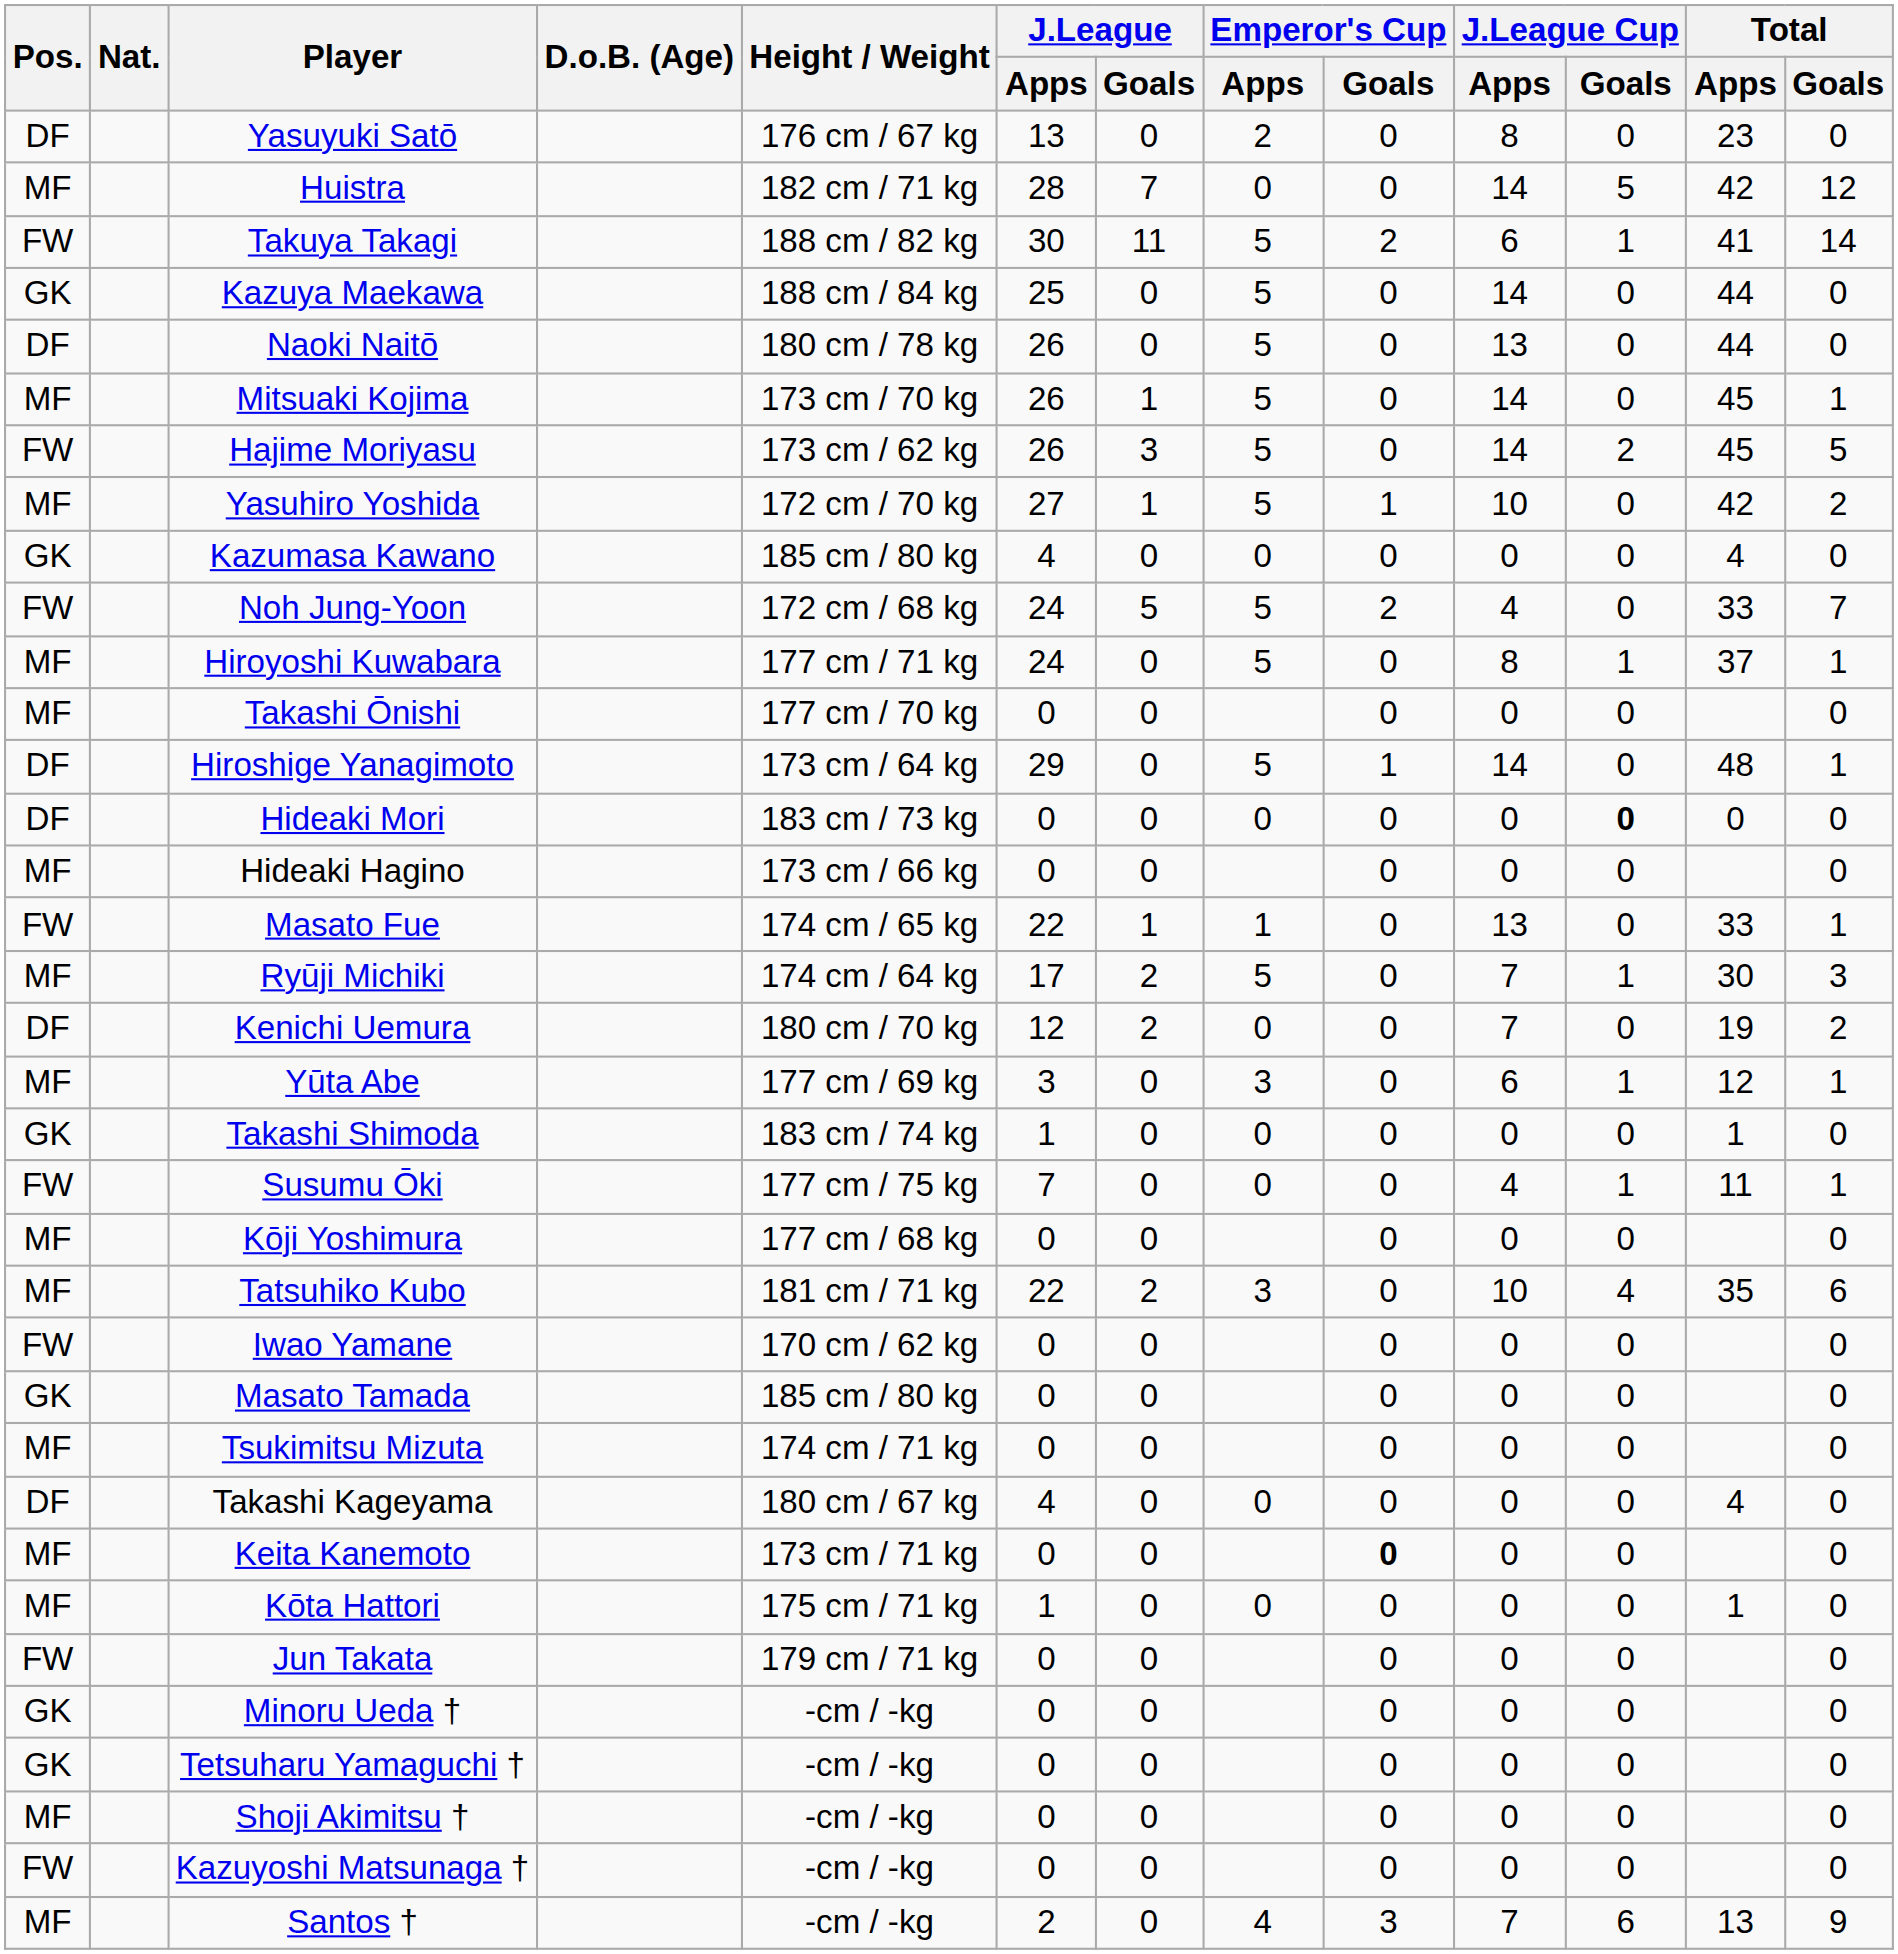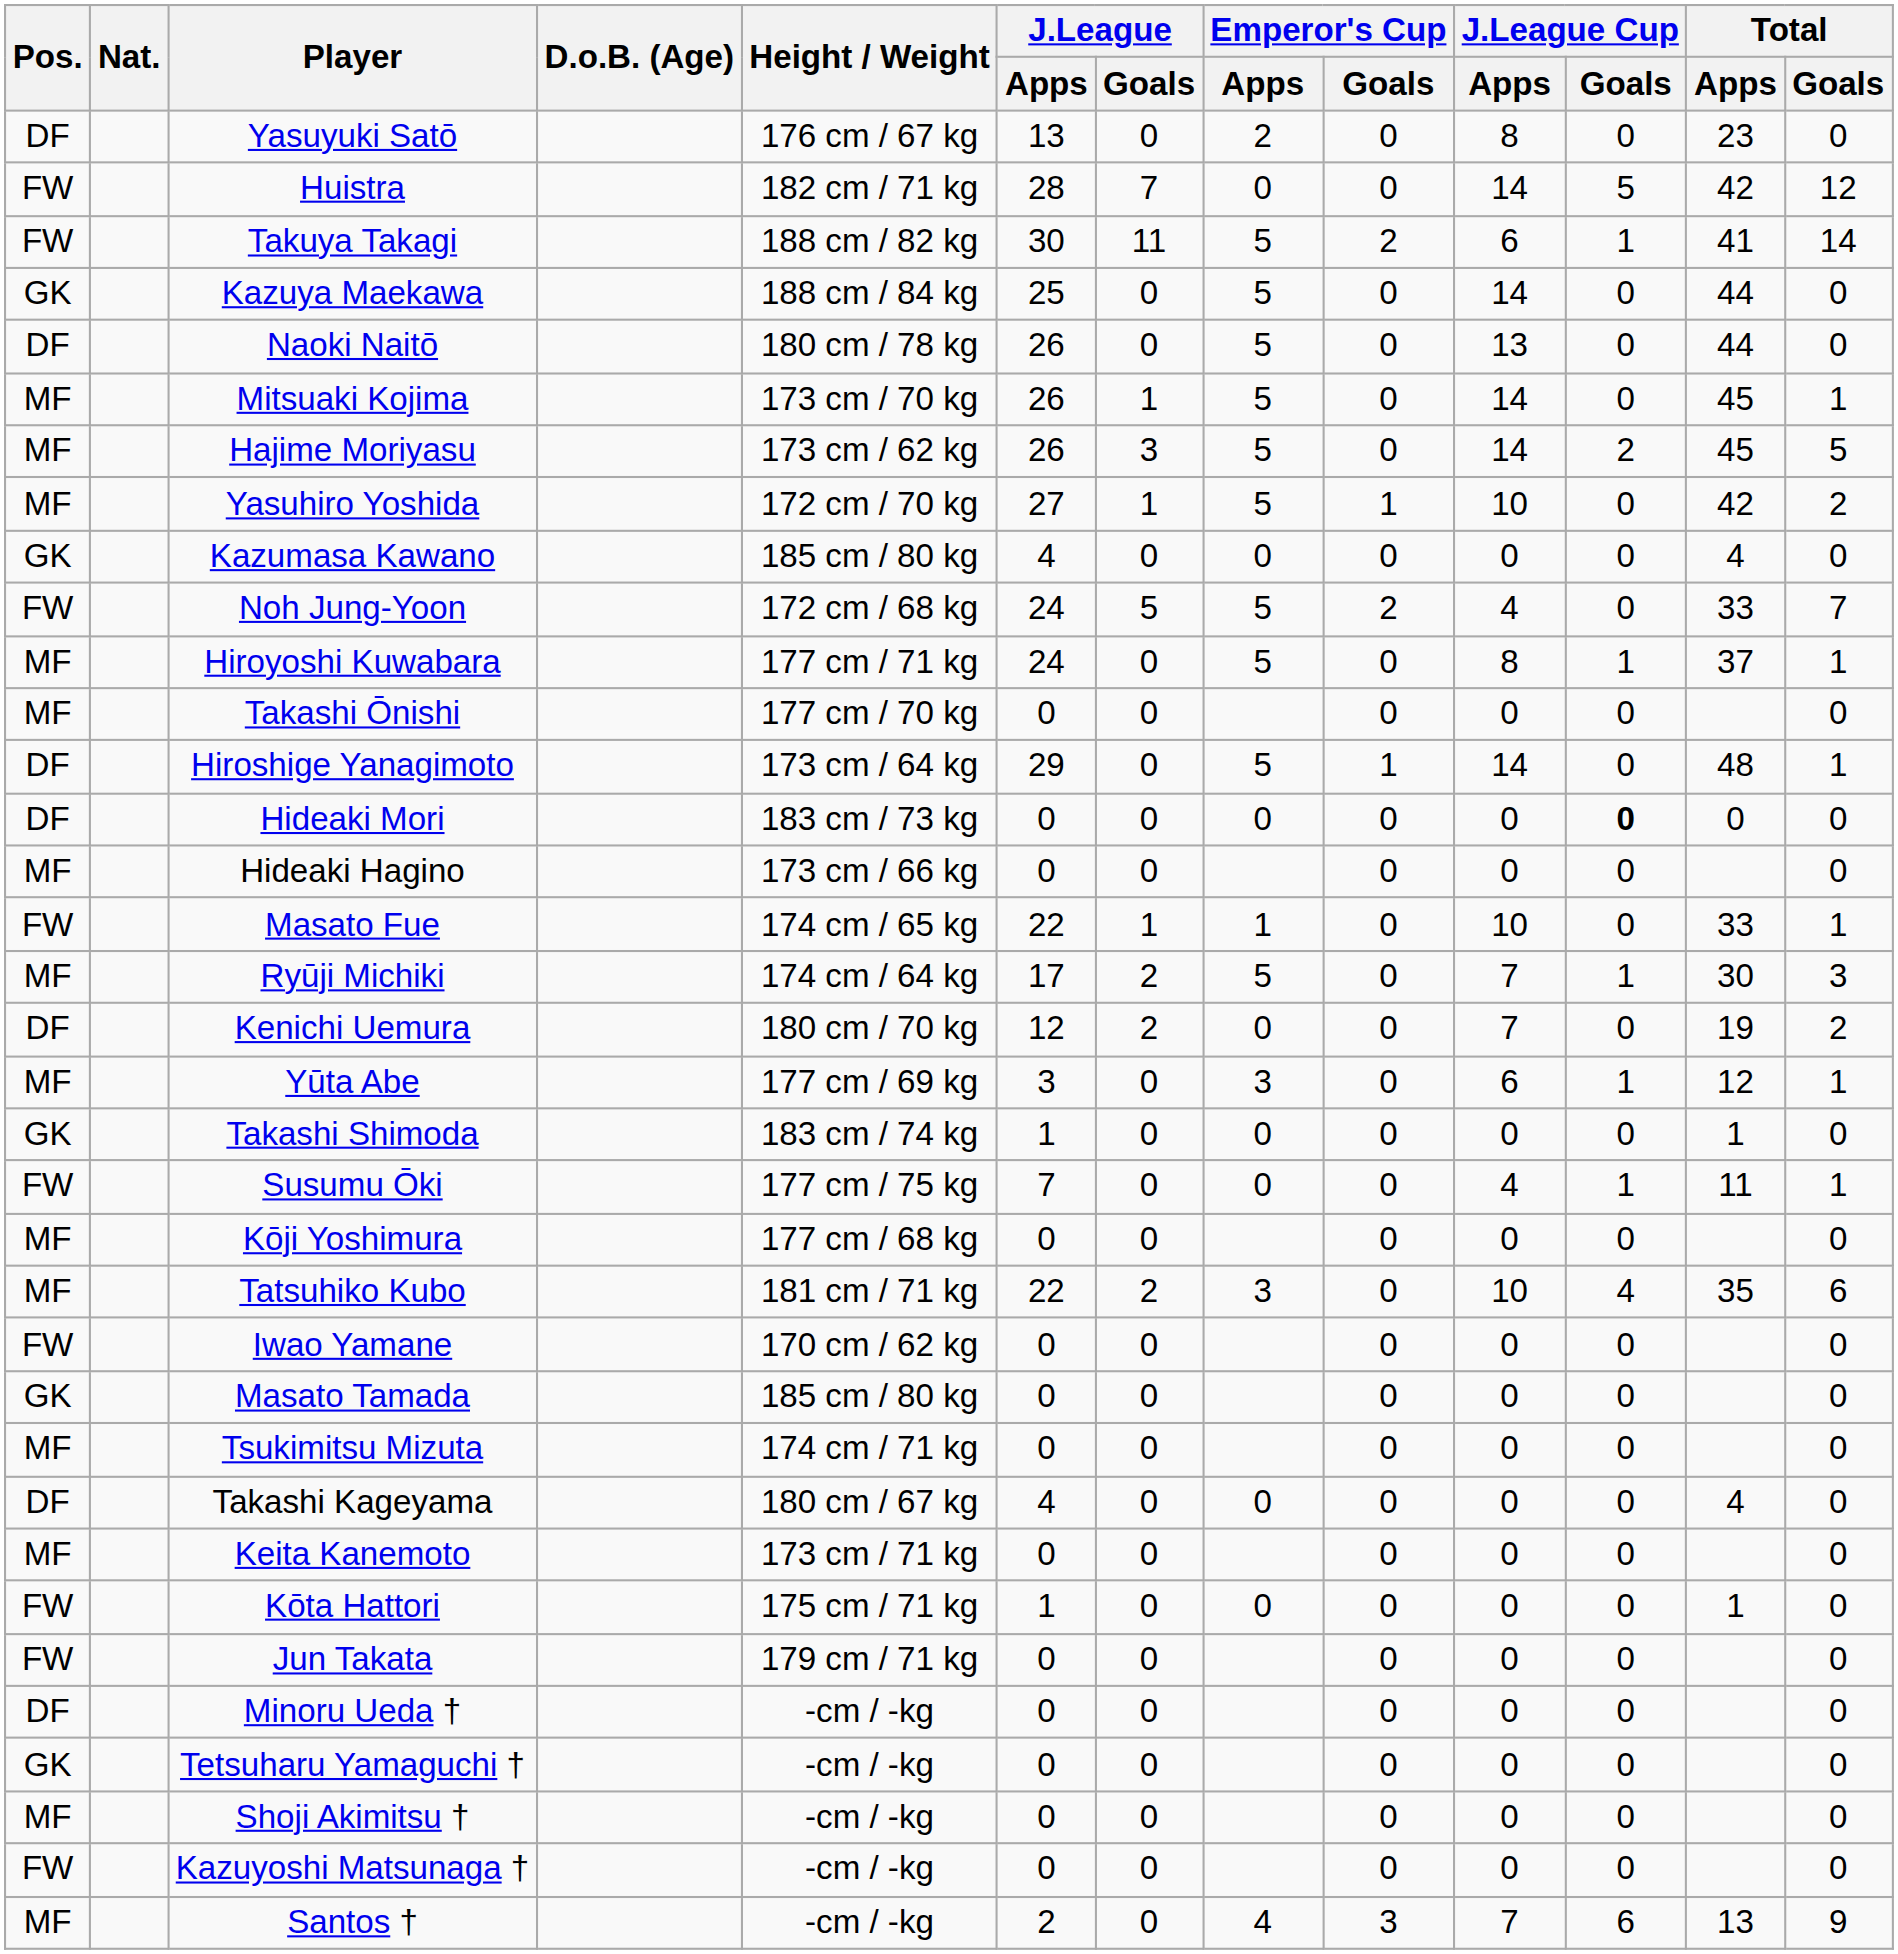(48, 188) MF -> (48, 188) FW
(48, 450) FW -> (48, 450) MF
(1510, 923) 13 -> (1510, 923) 10
(1388, 1554) bold -> (1388, 1554) normal
(48, 1606) MF -> (48, 1606) FW
(48, 1711) GK -> (48, 1711) DF
